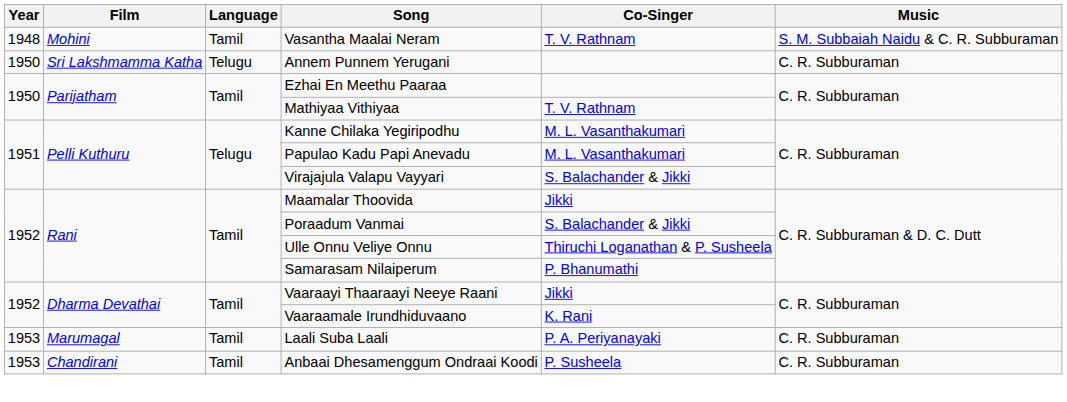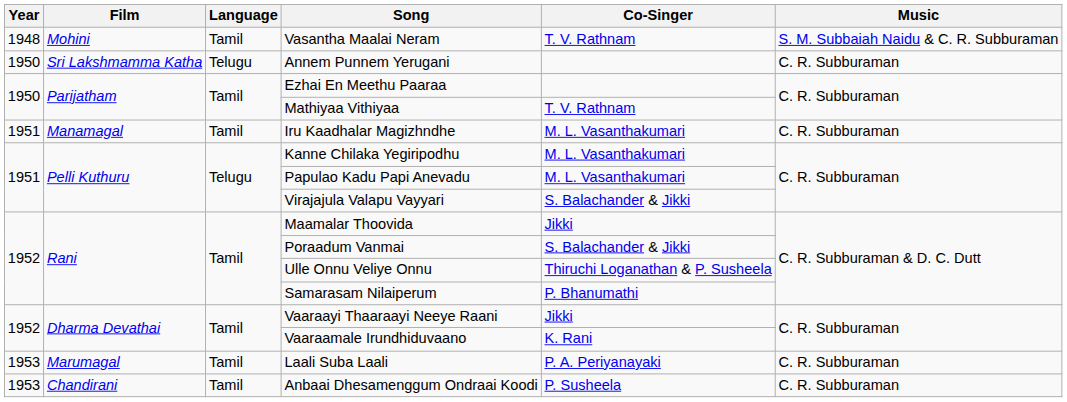+ row: (370, 131)
